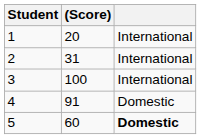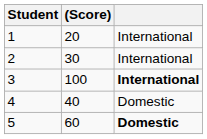(72, 58) 31 -> (72, 58) 30
(155, 79) normal -> (158, 79) bold
(72, 101) 91 -> (72, 101) 40
